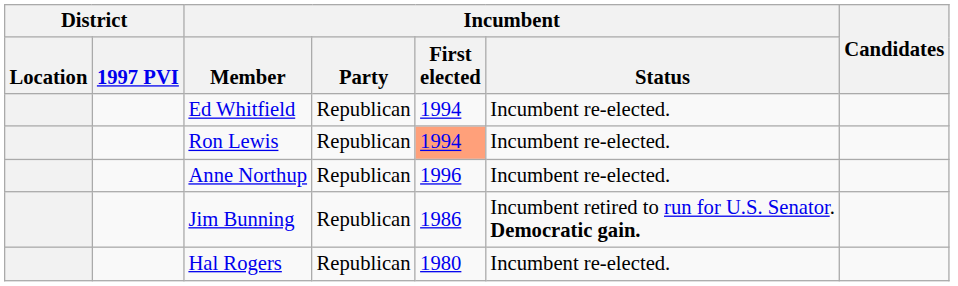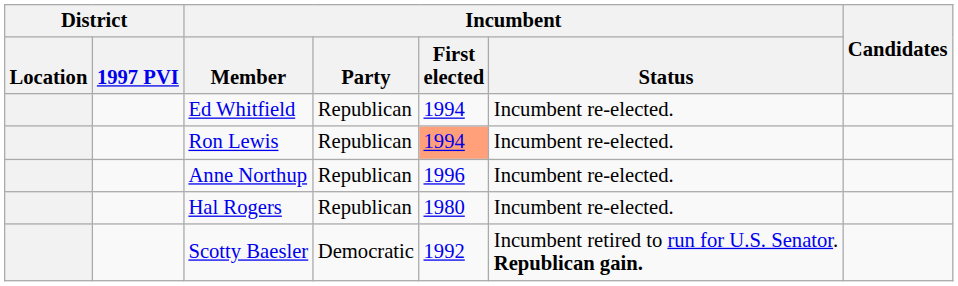- row: (241, 219)
+ row: (248, 252)
